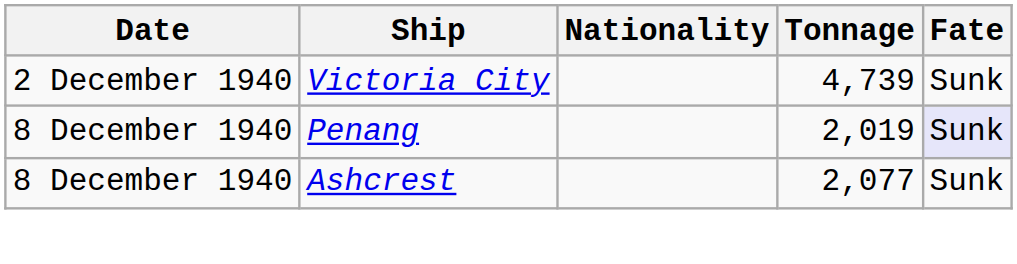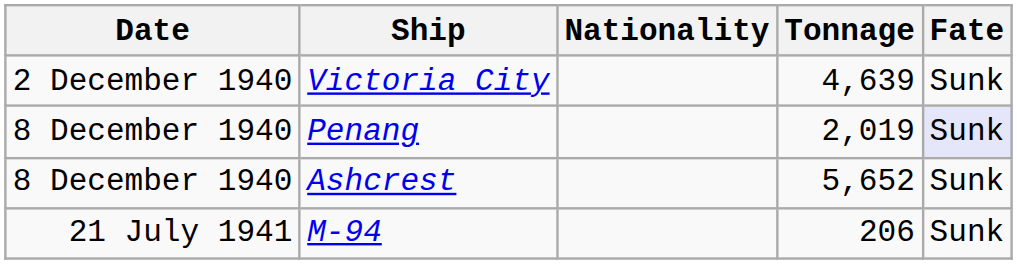(868, 81) 4,739 -> (868, 81) 4,639
(868, 182) 2,077 -> (868, 182) 5,652
+ row: (345, 233)
